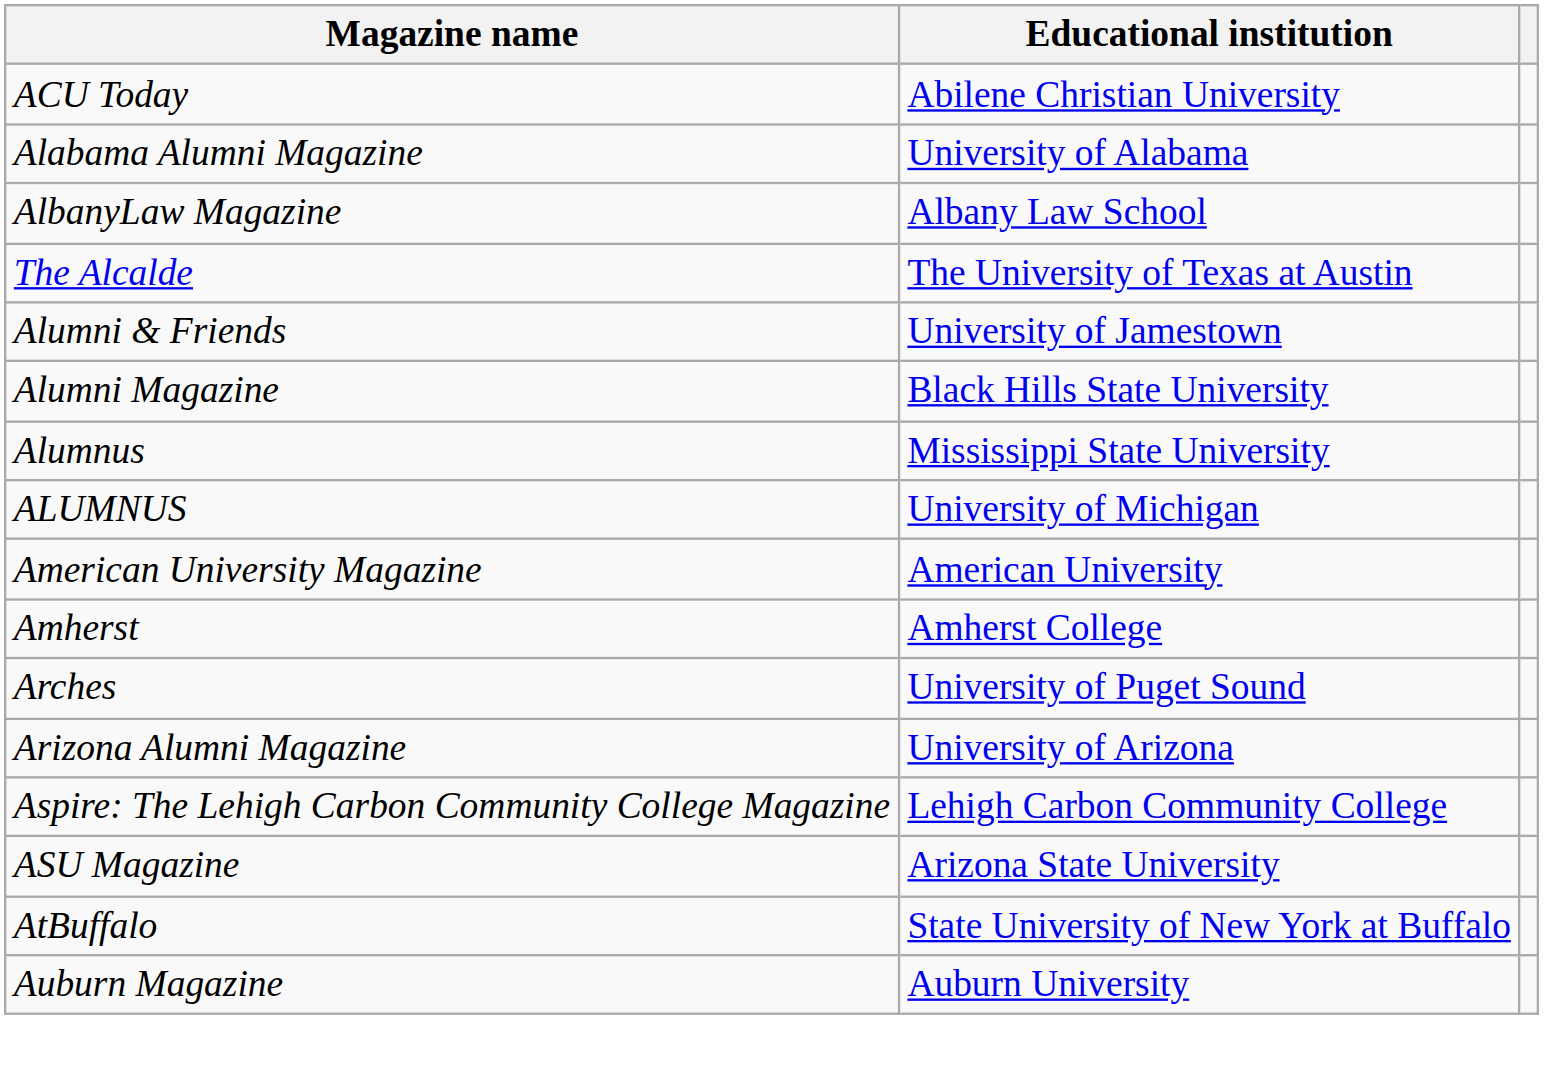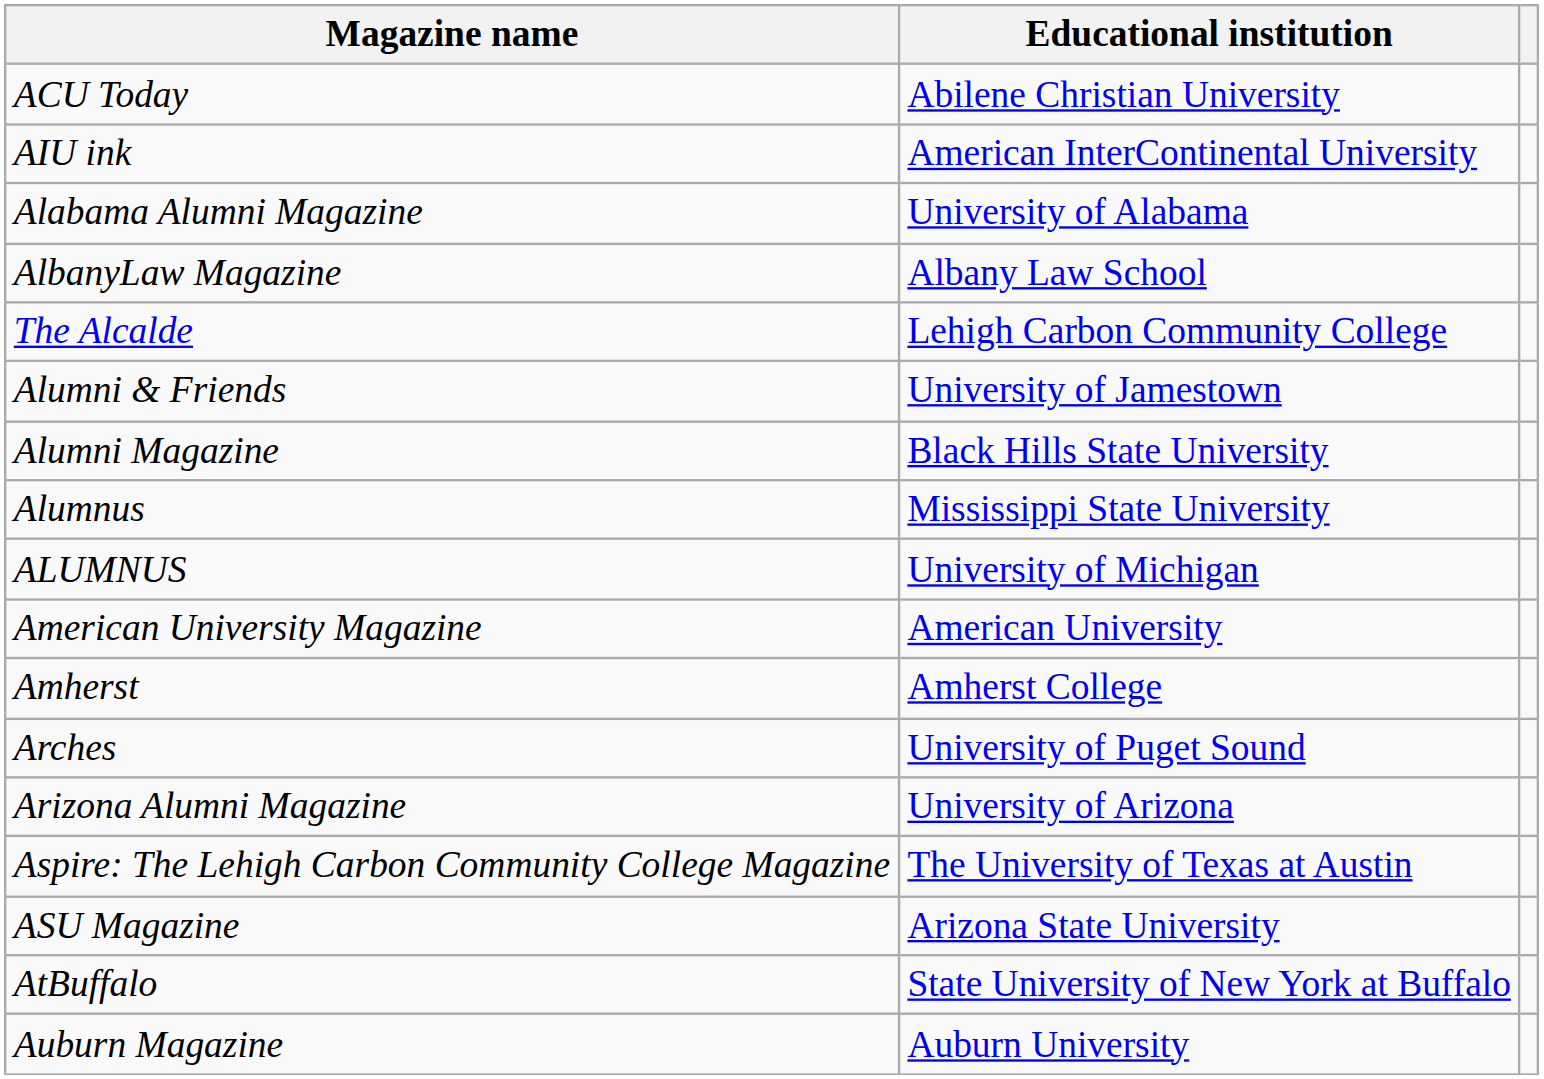+ row: (73, 152)
(1160, 271) The University of Texas at Austin -> (1177, 331) Lehigh Carbon Community College
(1177, 806) Lehigh Carbon Community College -> (1160, 865) The University of Texas at Austin
